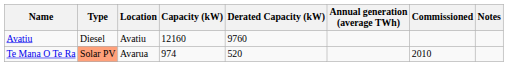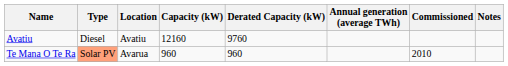(169, 54) 974 -> (169, 54) 960
(235, 54) 520 -> (235, 54) 960
